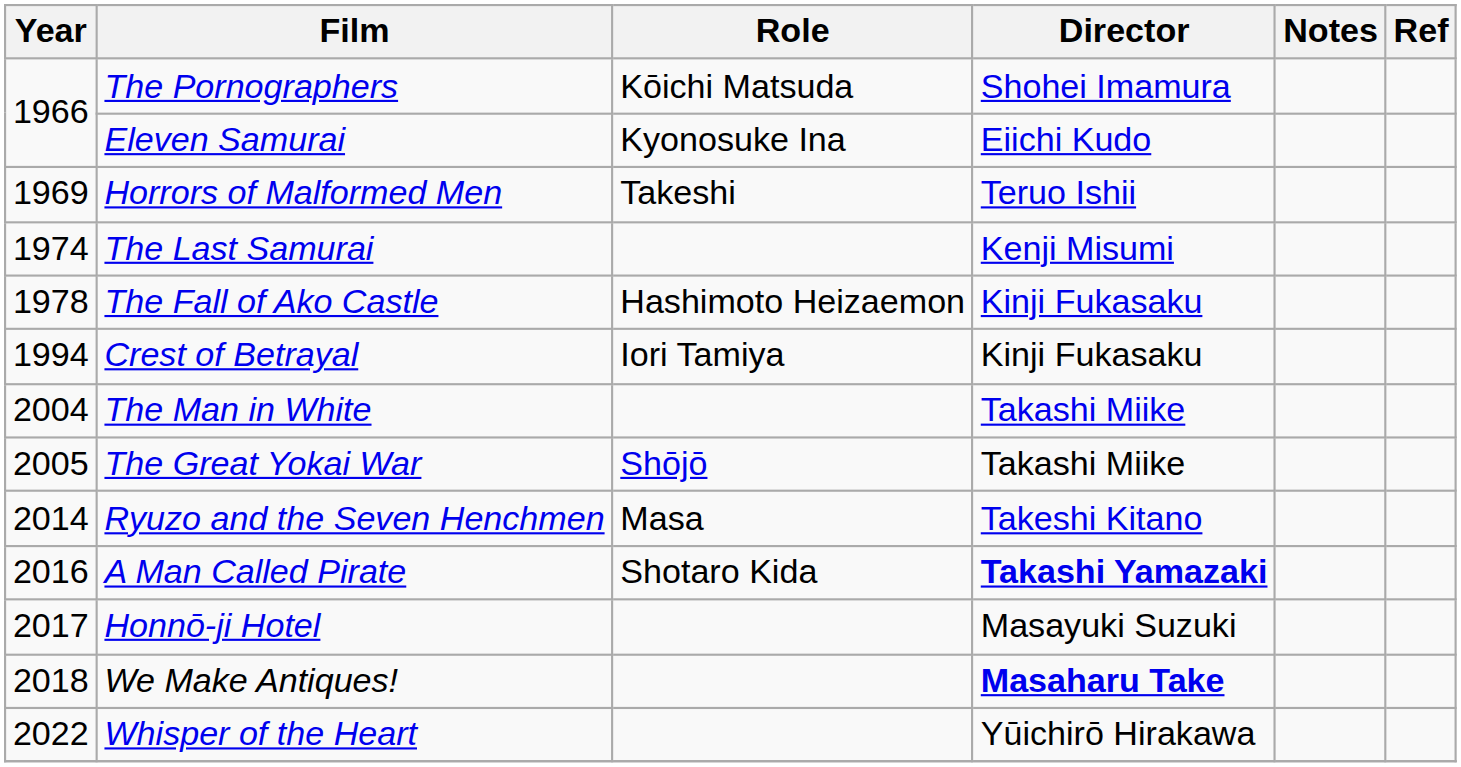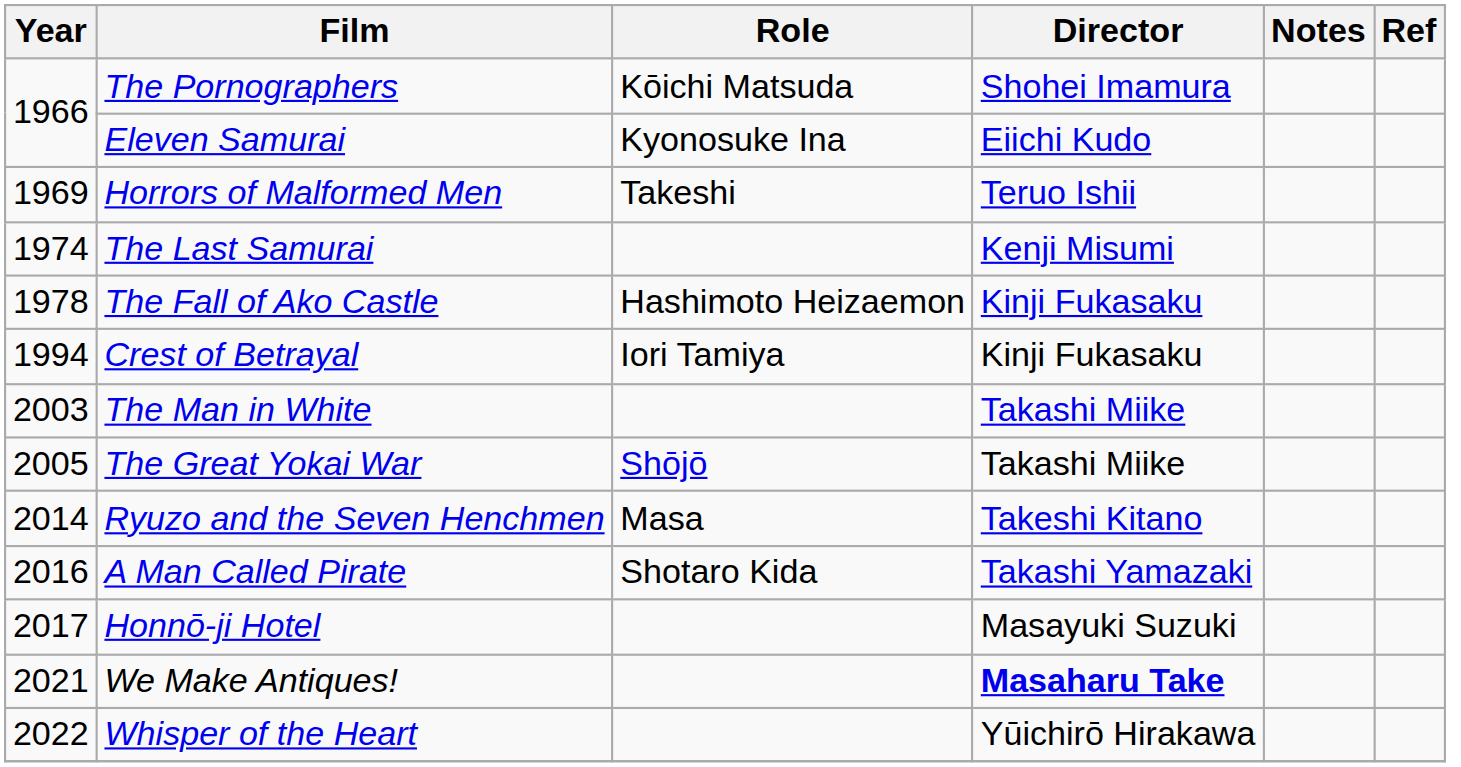(51, 409) 2004 -> (51, 409) 2003
(1124, 572) bold -> (1117, 572) normal
(51, 680) 2018 -> (51, 680) 2021
